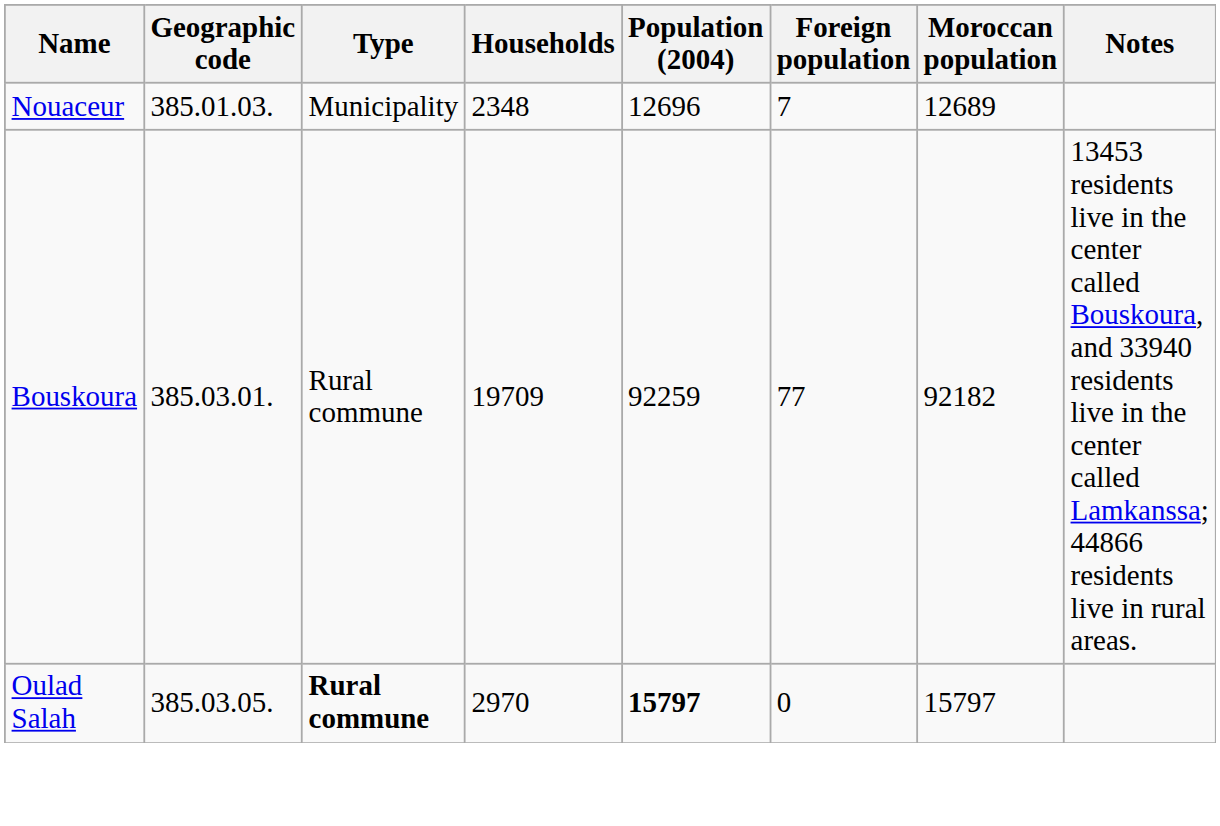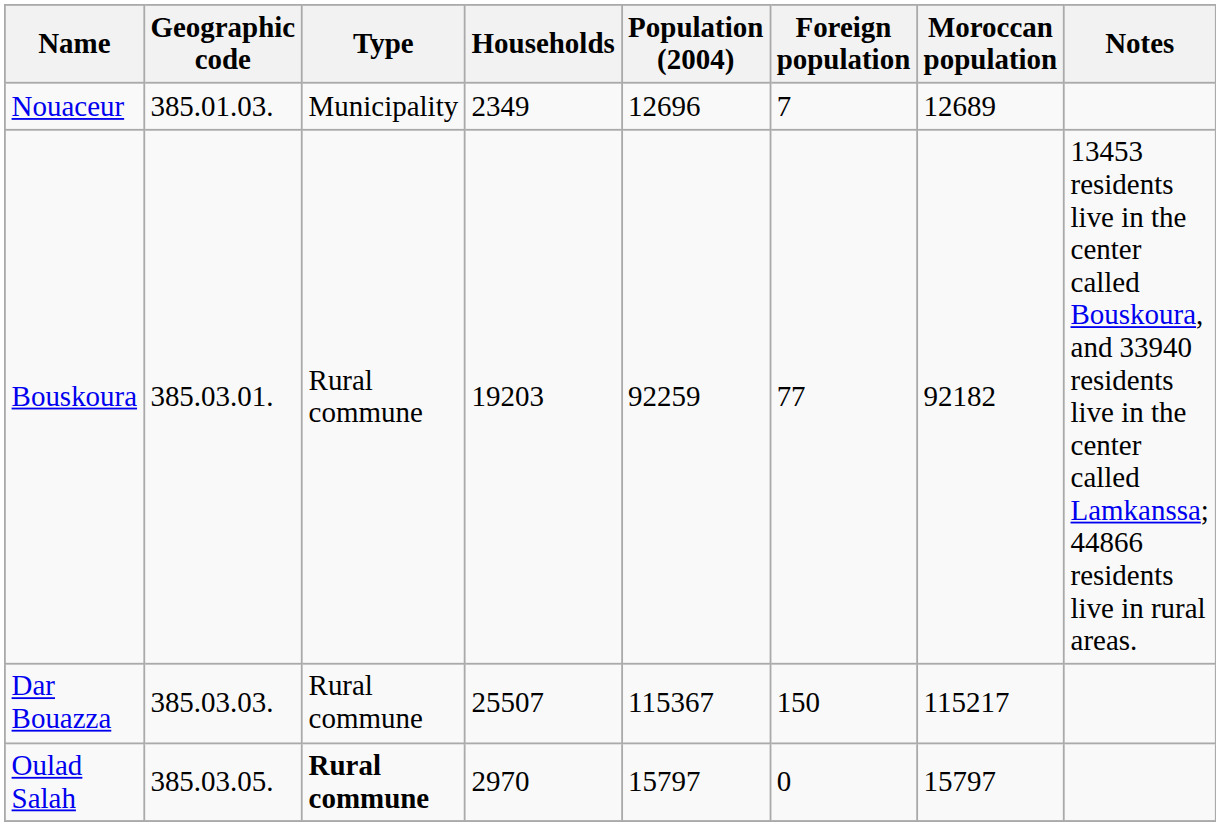(500, 105) 2348 -> (500, 105) 2349
(508, 396) 19709 -> (508, 396) 19203
+ row: (61, 702)
(664, 702) bold -> (664, 781) normal
